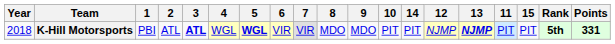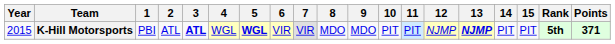columns swapped: (506, 13) <-> (412, 13)
(19, 30) 2018 -> (19, 30) 2015
(591, 30) 331 -> (591, 30) 371
